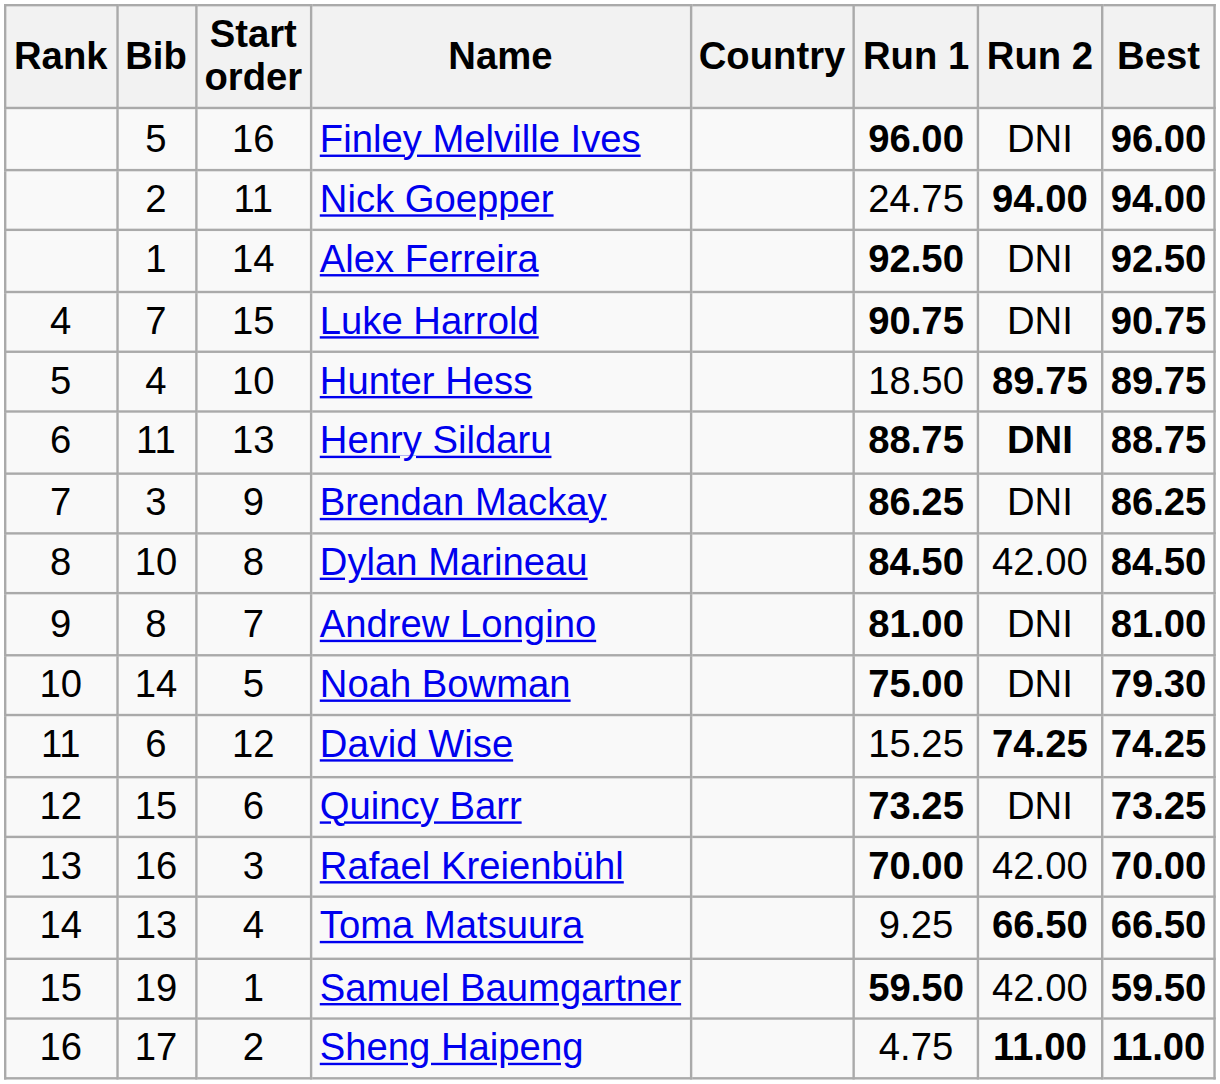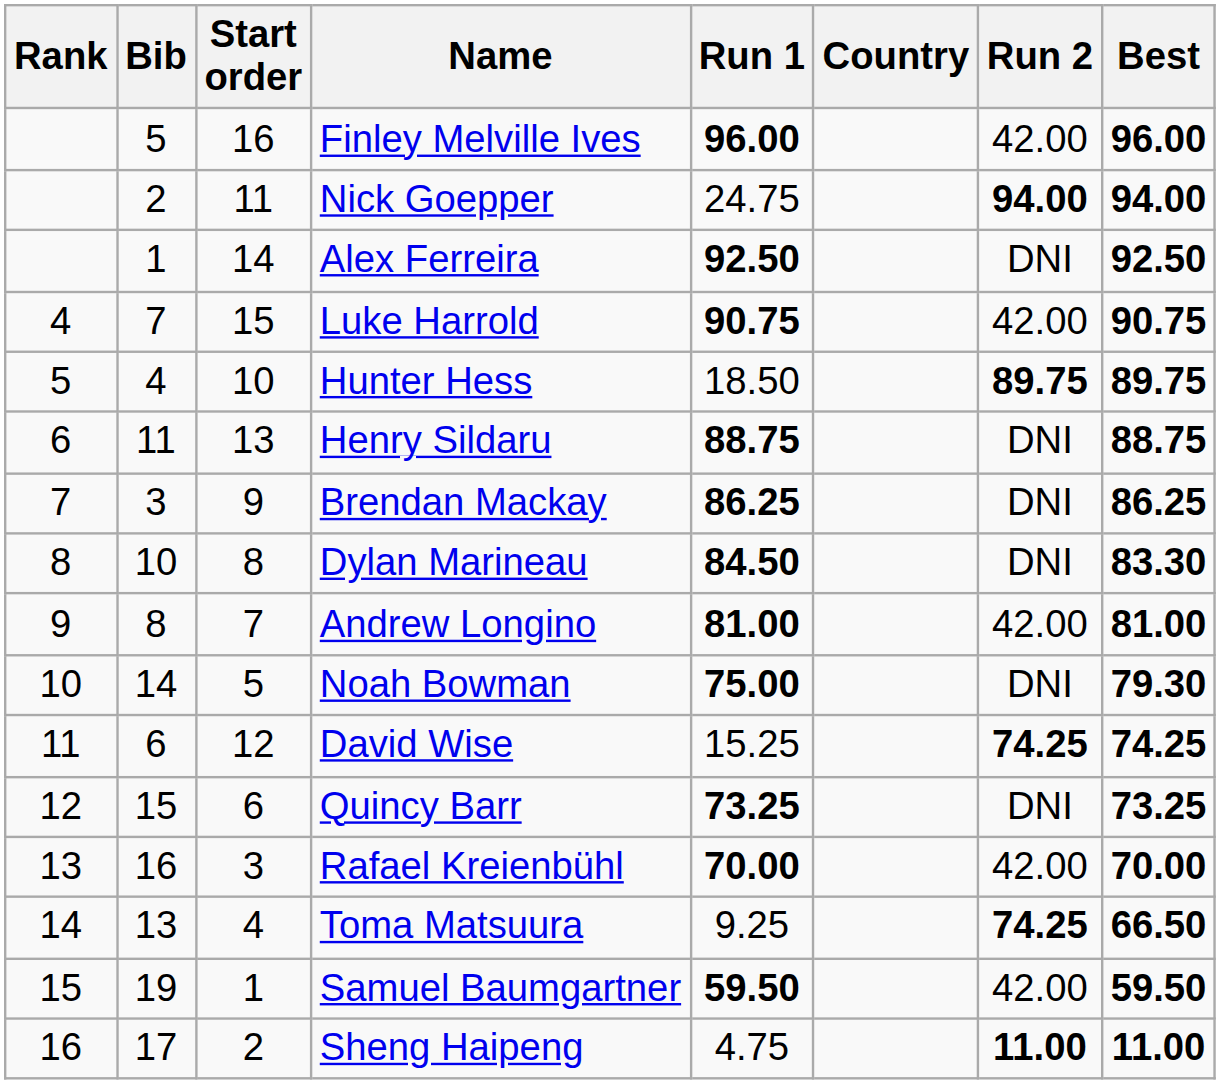columns swapped: (772, 56) <-> (916, 56)
(1040, 138) DNI -> (1040, 138) 42.00
(1040, 320) DNI -> (1040, 320) 42.00
(1040, 441) bold -> (1040, 441) normal
(1040, 563) 42.00 -> (1040, 563) DNI
(1159, 563) 84.50 -> (1159, 563) 83.30
(1040, 623) DNI -> (1040, 623) 42.00
(1040, 926) 66.50 -> (1040, 926) 74.25
